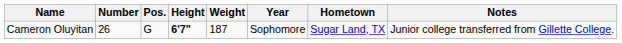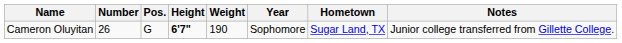(218, 30) 187 -> (218, 30) 190
